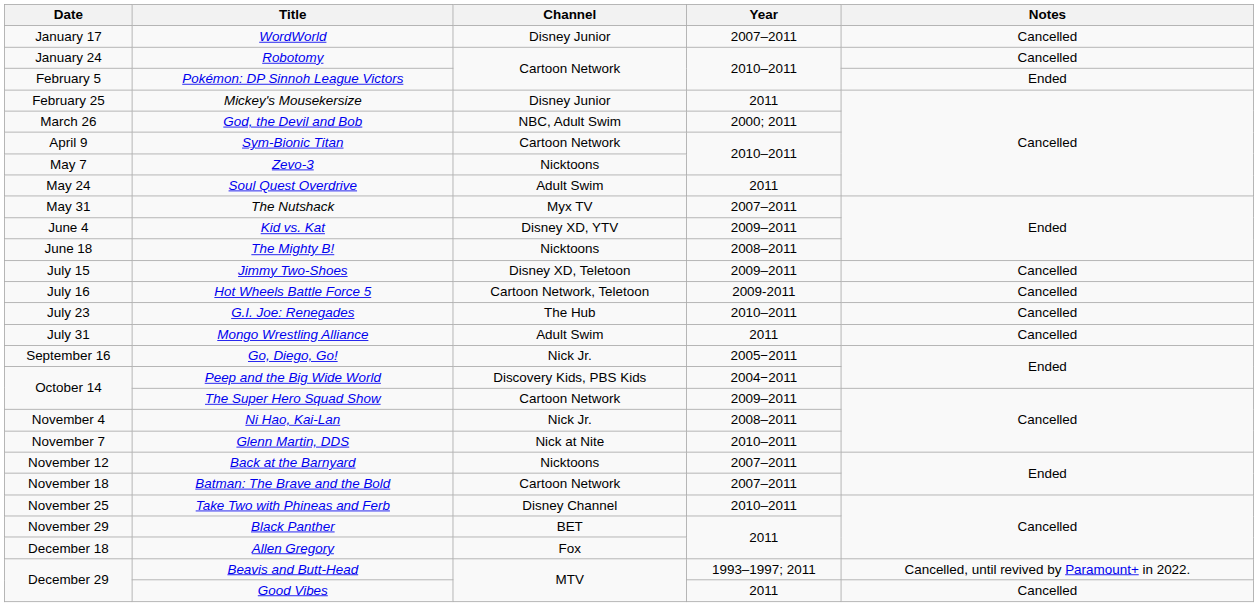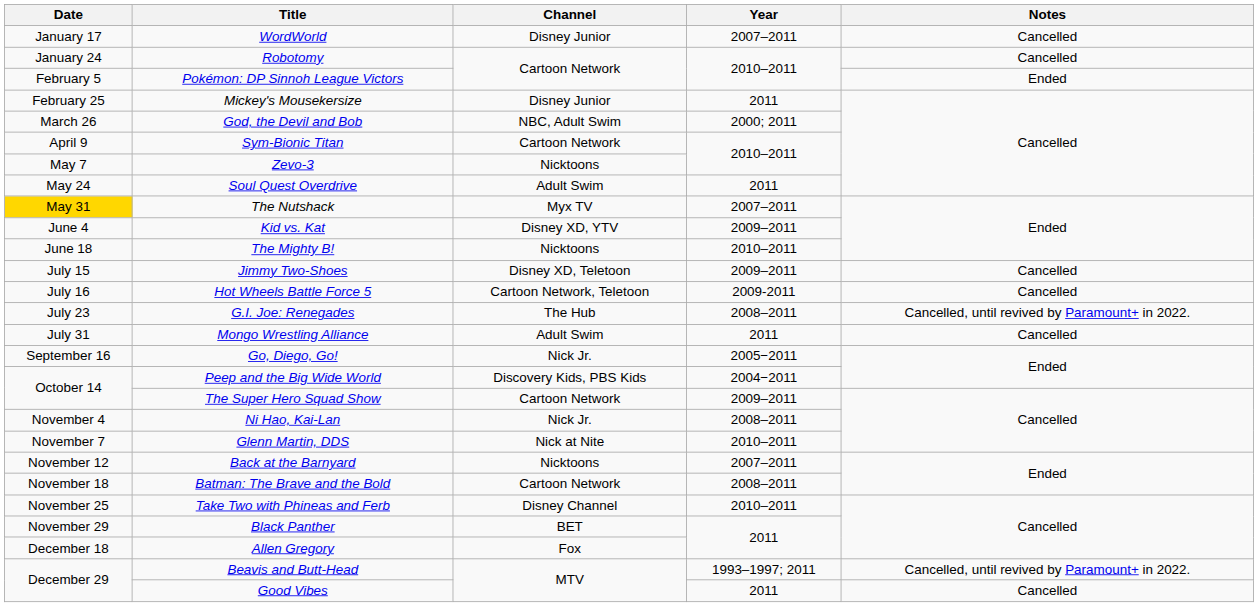(68, 206) no background -> (68, 206) gold background
(764, 249) 2008–2011 -> (764, 249) 2010–2011
(764, 313) 2010–2011 -> (764, 313) 2008–2011
(1047, 313) Cancelled -> (1047, 313) Cancelled, until revived by Paramount+ in 2022.
(764, 484) 2007–2011 -> (764, 484) 2008–2011
